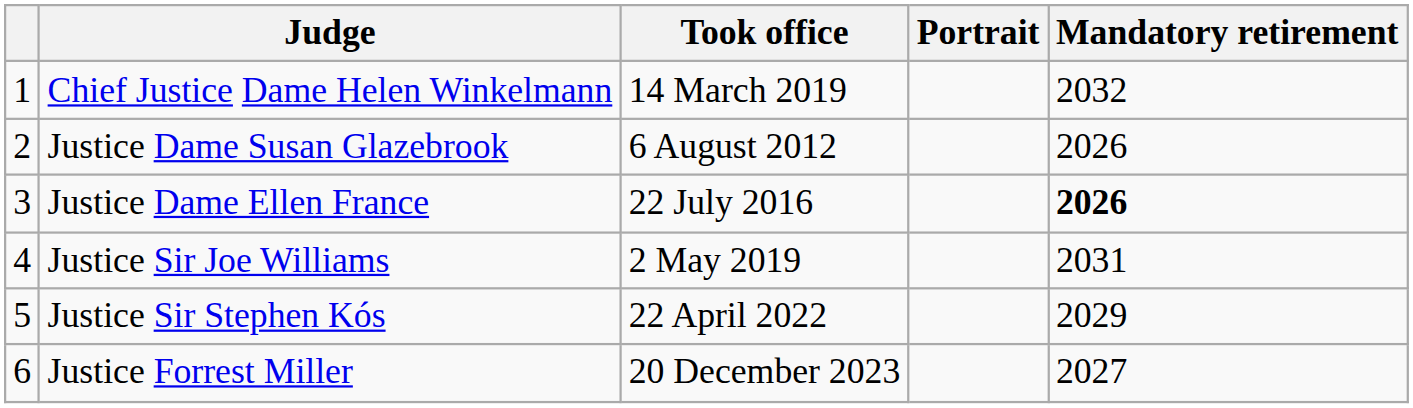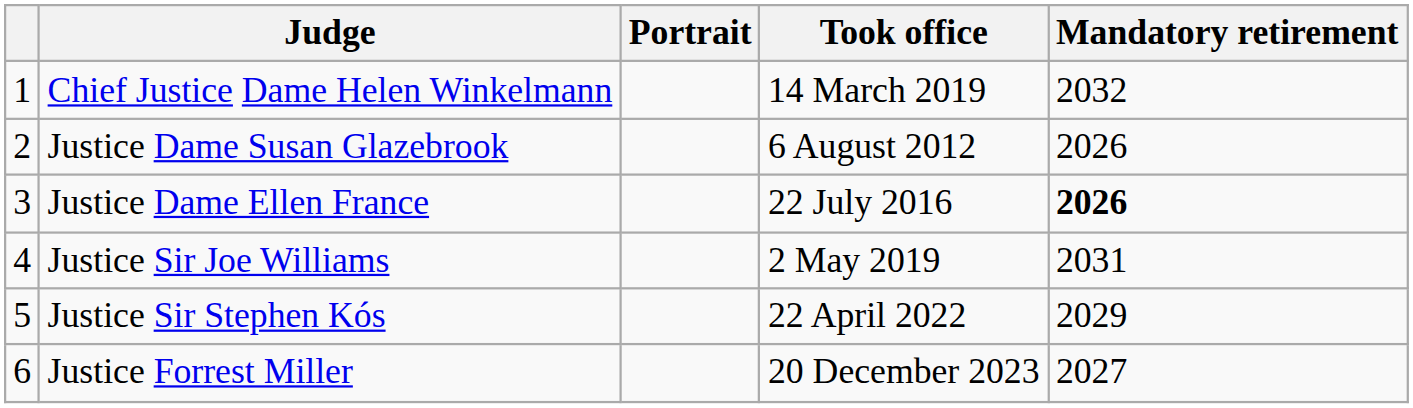columns swapped: (978, 32) <-> (764, 32)
